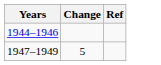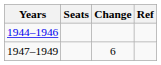+ column: (76, 14)
(82, 51) 5 -> (113, 51) 6
